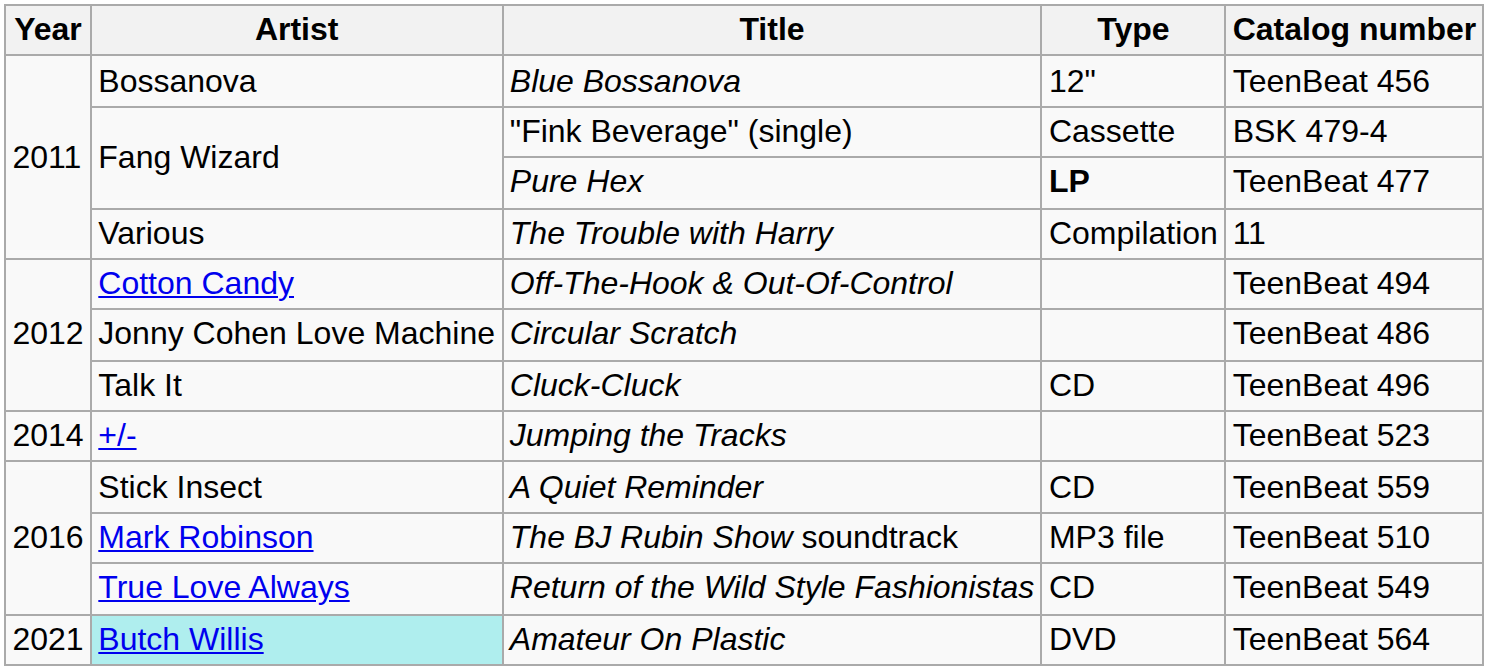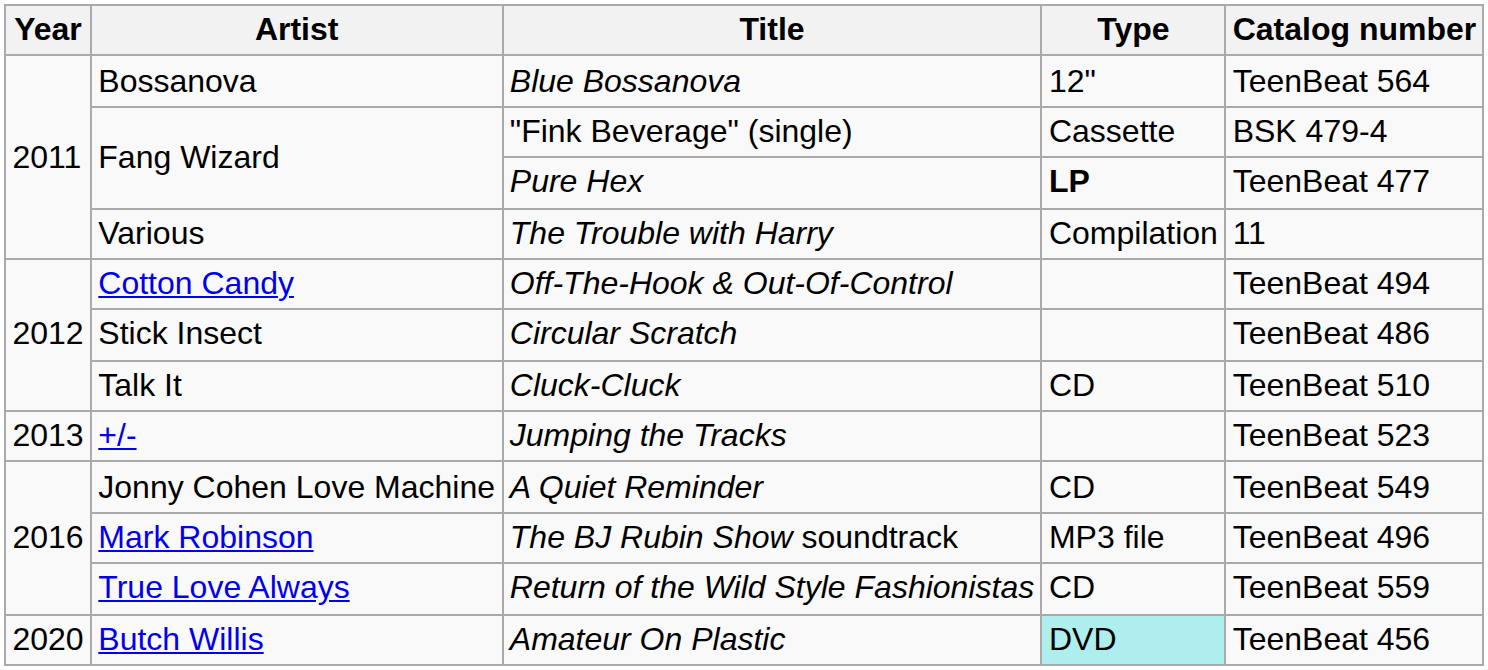(1331, 80) TeenBeat 456 -> (1331, 80) TeenBeat 564
(297, 334) Jonny Cohen Love Machine -> (180, 334) Stick Insect
(1331, 385) TeenBeat 496 -> (1331, 385) TeenBeat 510
(48, 435) 2014 -> (48, 435) 2013
(180, 486) Stick Insect -> (297, 486) Jonny Cohen Love Machine
(1331, 486) TeenBeat 559 -> (1331, 486) TeenBeat 549
(1331, 537) TeenBeat 510 -> (1331, 537) TeenBeat 496
(1331, 588) TeenBeat 549 -> (1331, 588) TeenBeat 559
(48, 638) 2021 -> (48, 638) 2020
(181, 638) paleturquoise background -> (181, 638) no background
(1083, 638) no background -> (1083, 638) paleturquoise background
(1331, 638) TeenBeat 564 -> (1331, 638) TeenBeat 456
